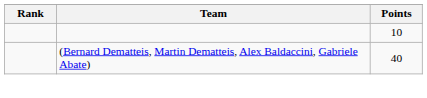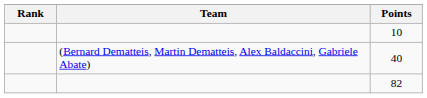+ row: (396, 83)
